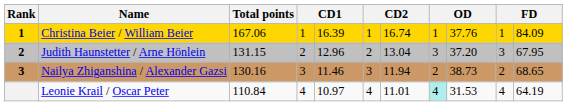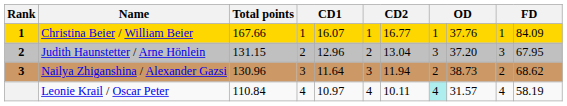(249, 33) 167.06 -> (249, 33) 167.66
(331, 33) 16.39 -> (331, 33) 16.07
(397, 33) 16.74 -> (397, 33) 16.77
(249, 71) 130.16 -> (249, 71) 130.96
(330, 71) 11.46 -> (330, 71) 11.64
(530, 71) 68.65 -> (530, 71) 68.62
(397, 91) 11.01 -> (397, 91) 10.11
(463, 91) 31.53 -> (463, 91) 31.57
(530, 91) 64.19 -> (530, 91) 58.19
